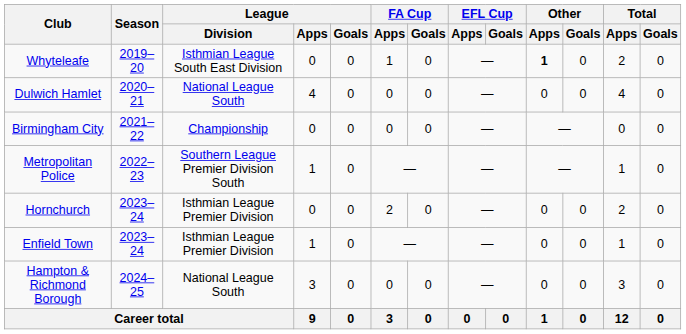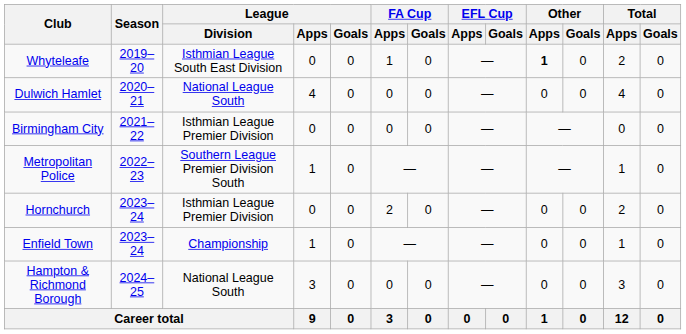(228, 128) Championship -> (228, 128) Isthmian League Premier Division
(228, 244) Isthmian League Premier Division -> (228, 244) Championship
